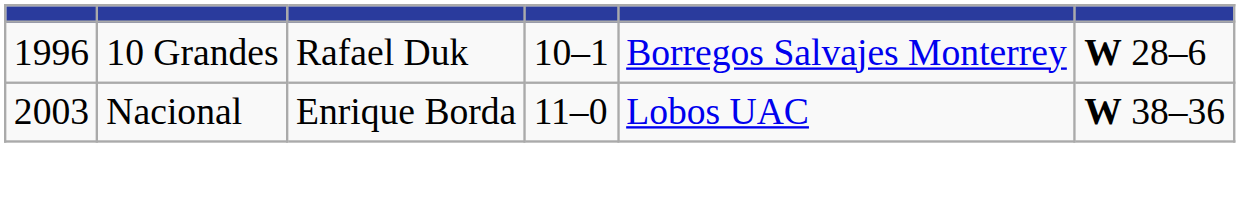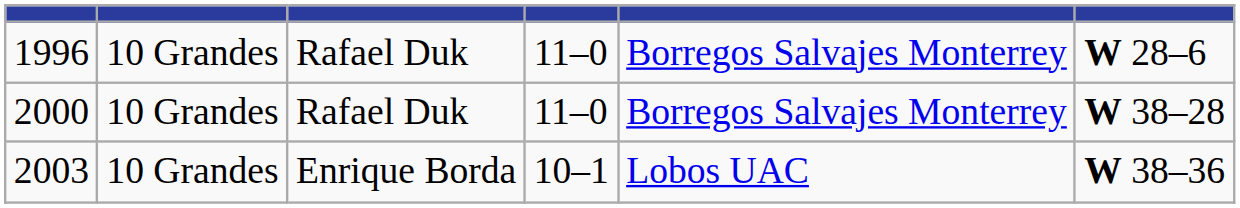(571, 51) 10–1 -> (571, 51) 11–0
+ row: (51, 111)
(174, 111) Nacional -> (193, 170) 10 Grandes
(571, 111) 11–0 -> (571, 170) 10–1
